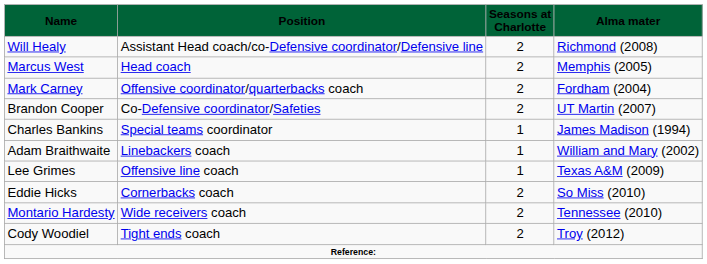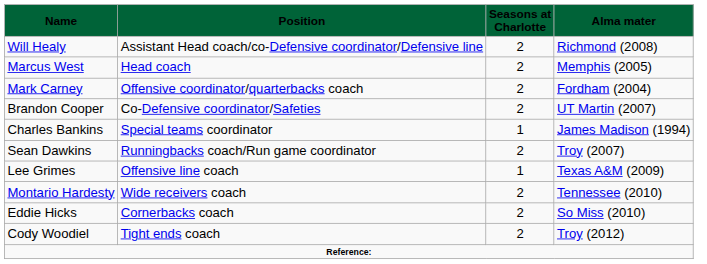- row: (59, 150)
+ row: (49, 150)
rows swapped: (61, 213) <-> (42, 192)
